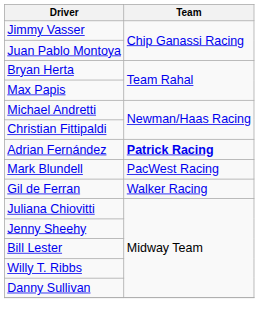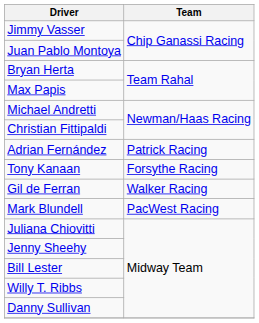(170, 149) bold -> (167, 149) normal
+ row: (44, 169)
rows swapped: (44, 189) <-> (45, 169)
